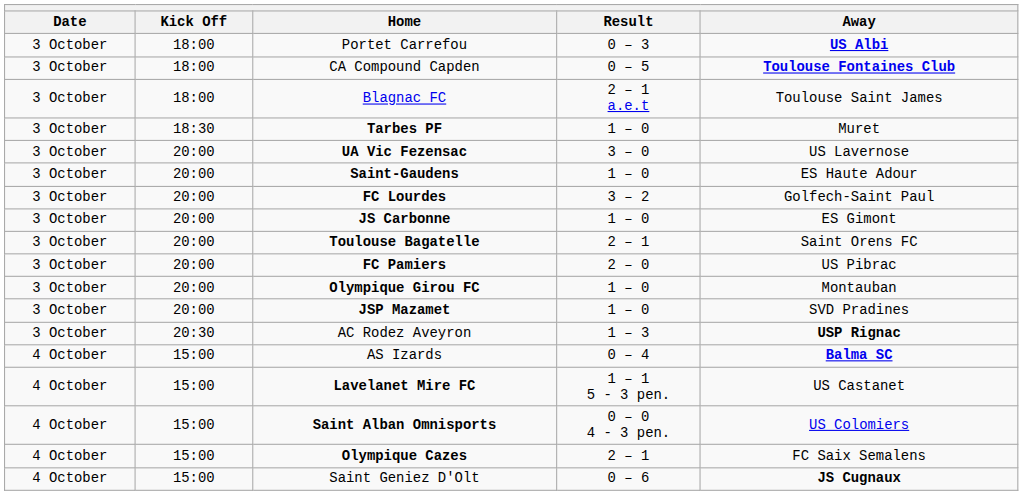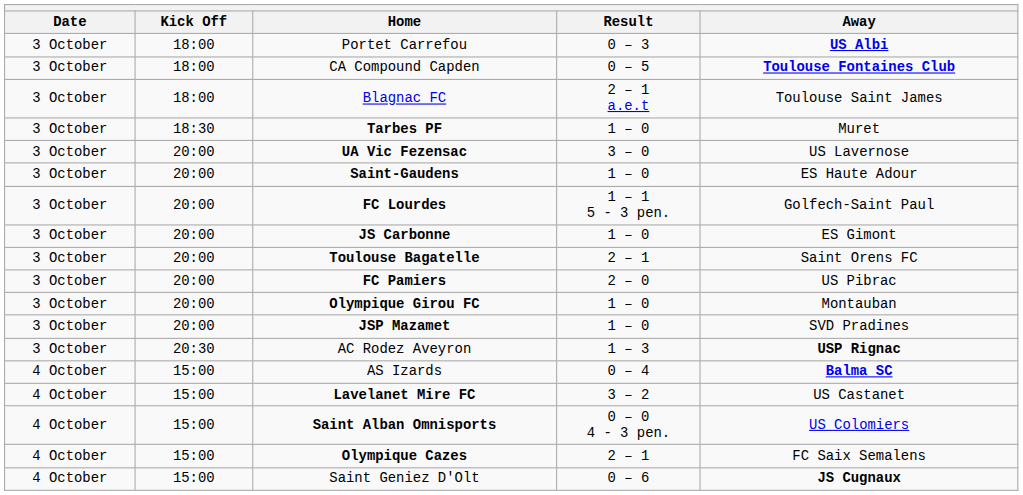(628, 197) 3 – 2 -> (628, 205) 1 – 1 5 - 3 pen.
(628, 387) 1 – 1 5 - 3 pen. -> (628, 395) 3 – 2
